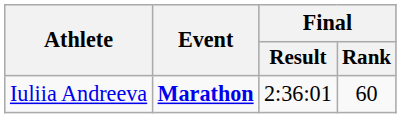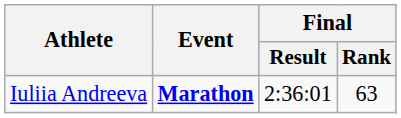(366, 94) 60 -> (366, 94) 63
